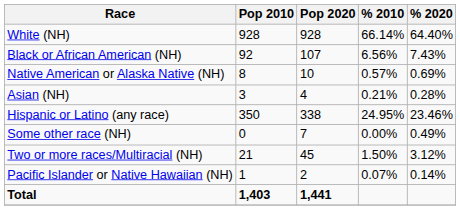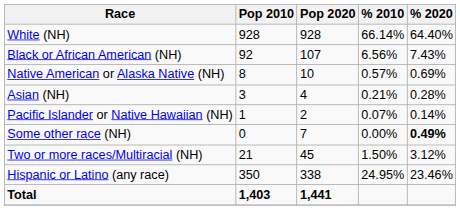rows swapped: (120, 174) <-> (88, 114)
(428, 134) normal -> (428, 134) bold
